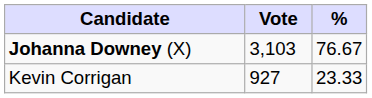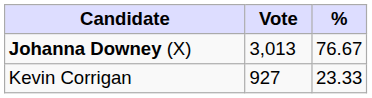(273, 48) 3,103 -> (273, 48) 3,013
